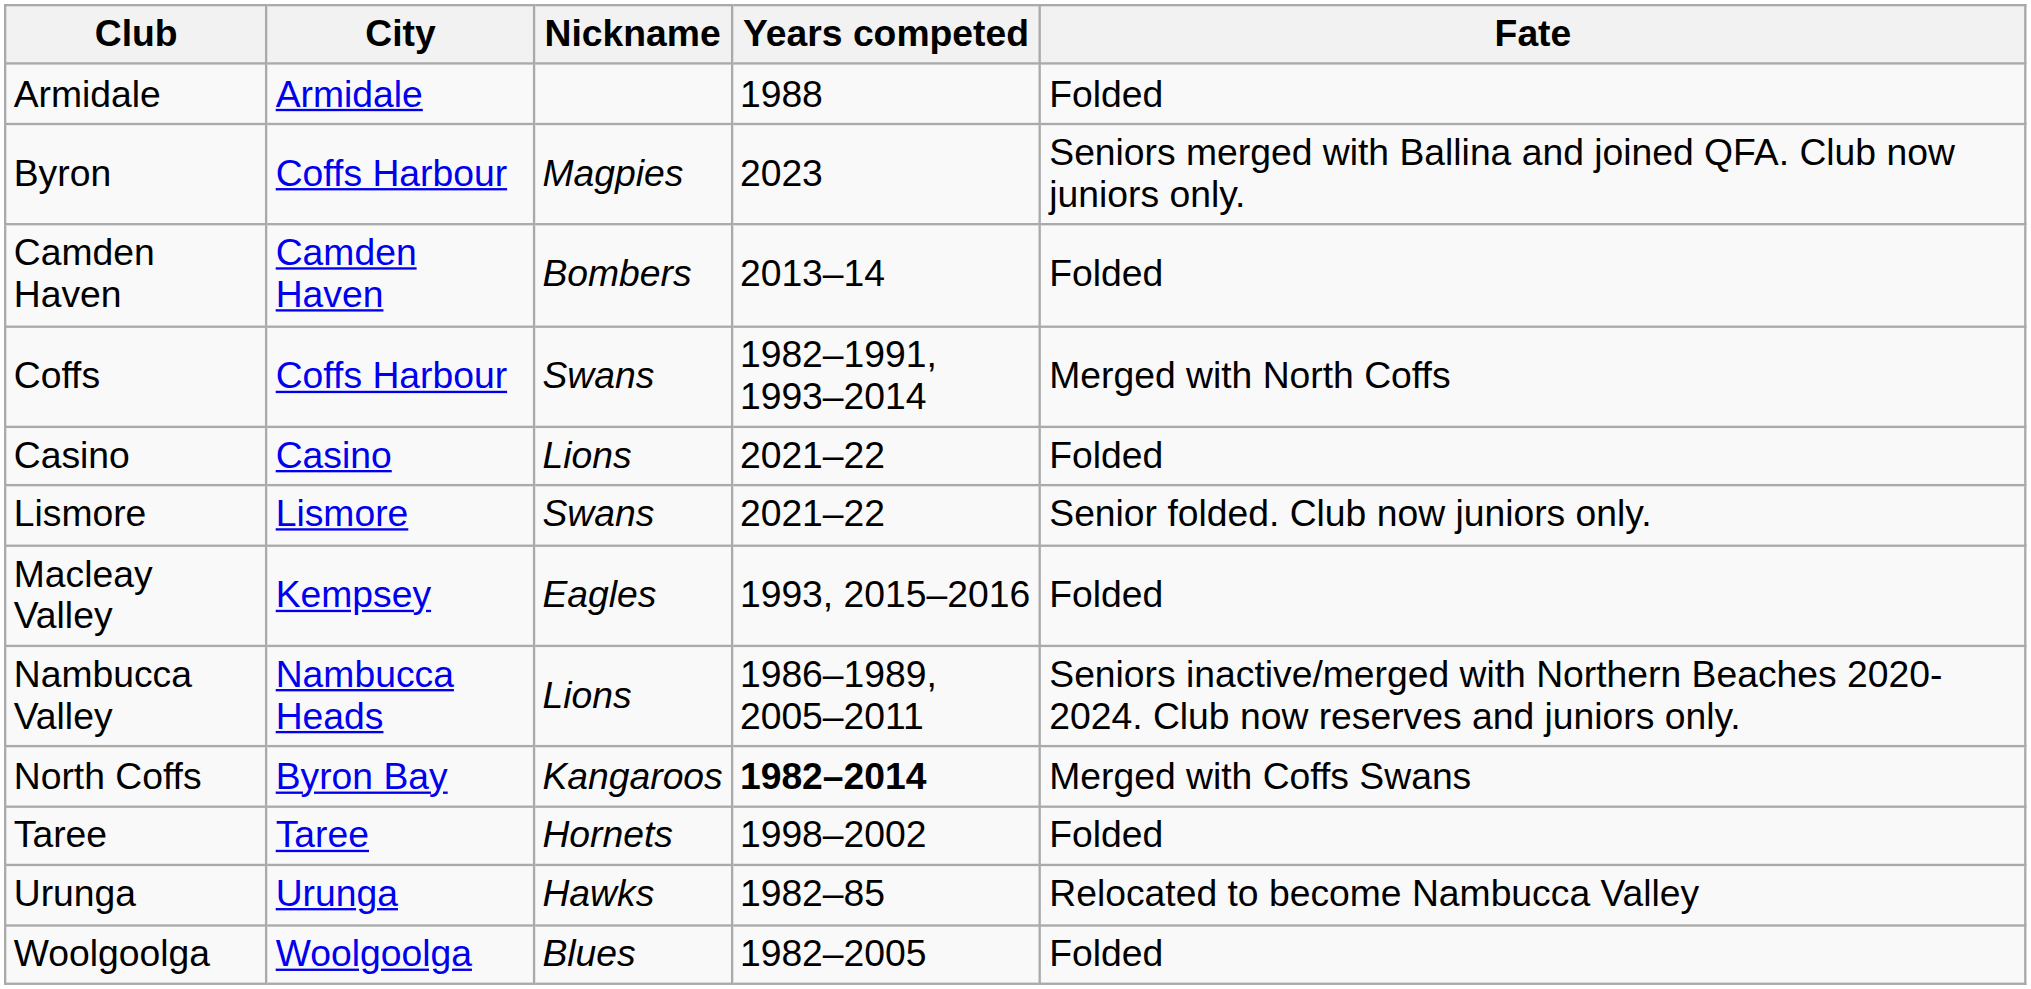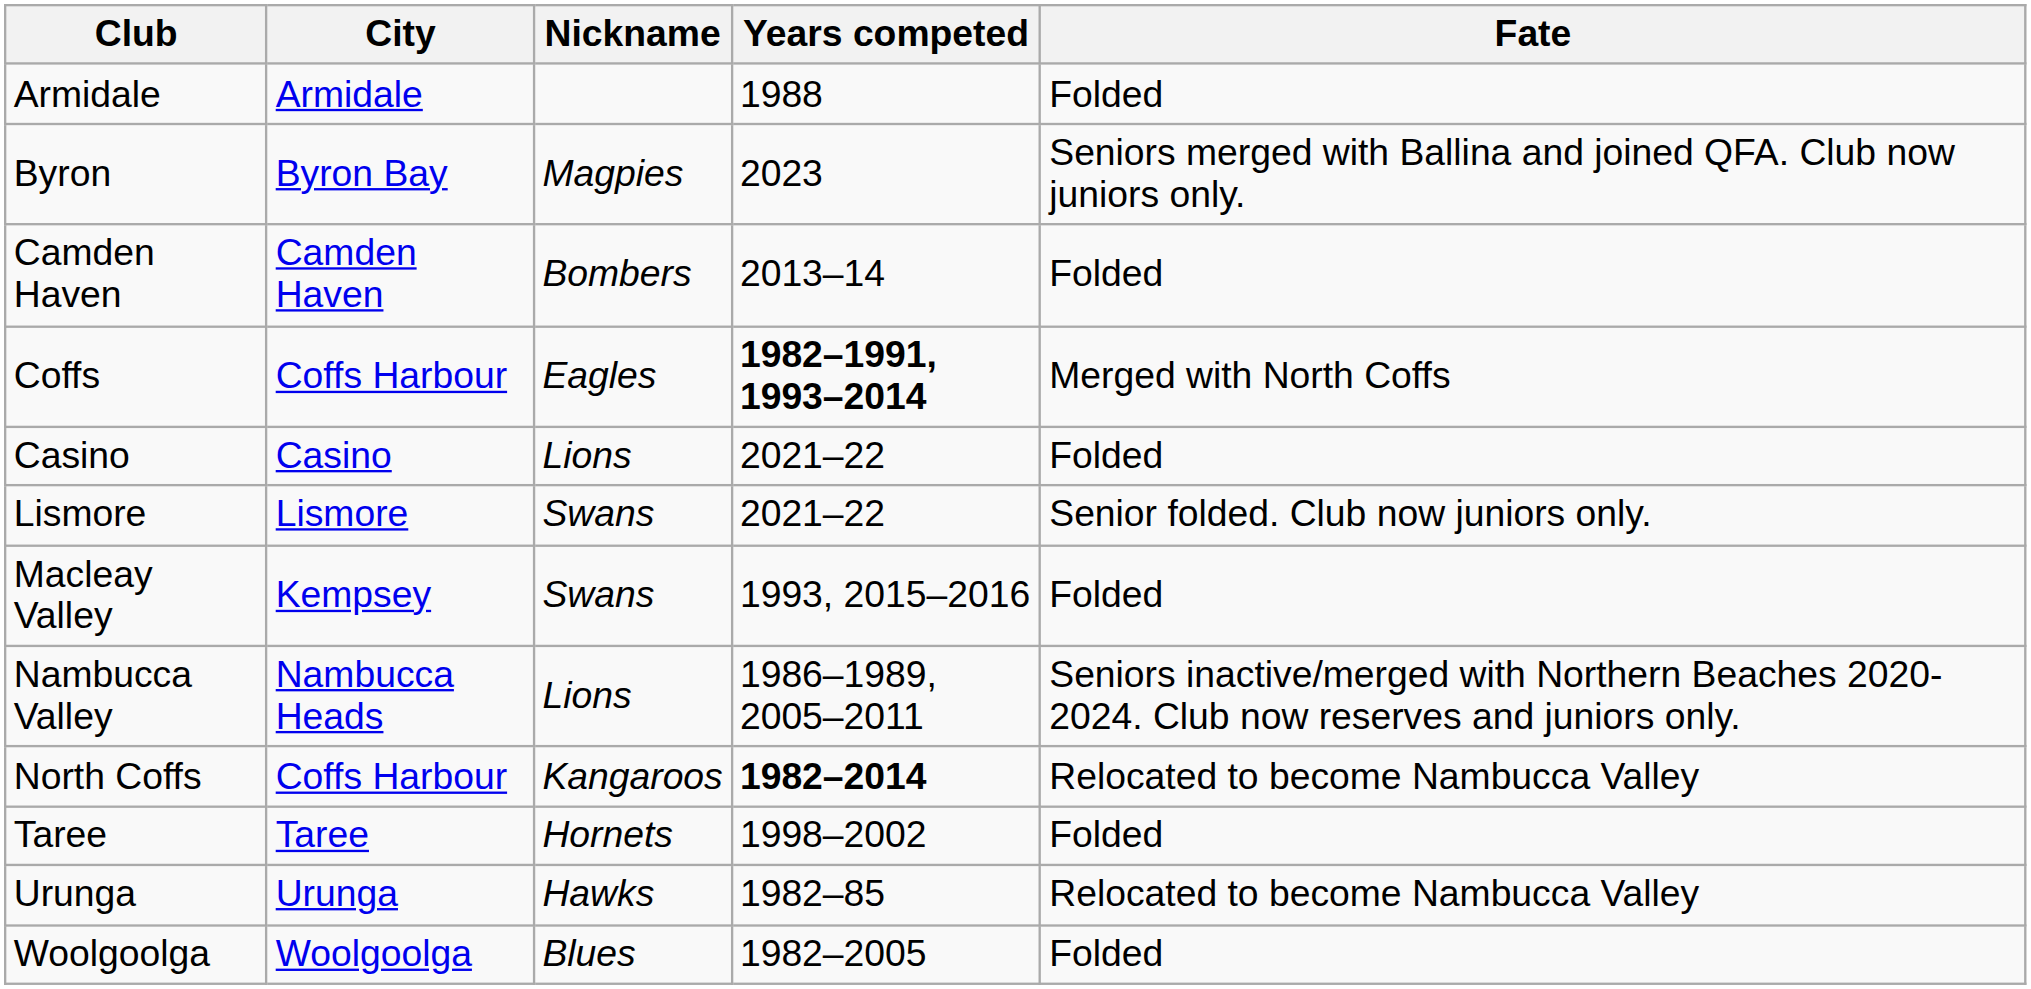(391, 173) Coffs Harbour -> (362, 173) Byron Bay
(598, 375) Swans -> (599, 375) Eagles
(838, 375) normal -> (838, 375) bold
(599, 594) Eagles -> (598, 594) Swans
(362, 775) Byron Bay -> (391, 775) Coffs Harbour
(1260, 775) Merged with Coffs Swans -> (1374, 775) Relocated to become Nambucca Valley
